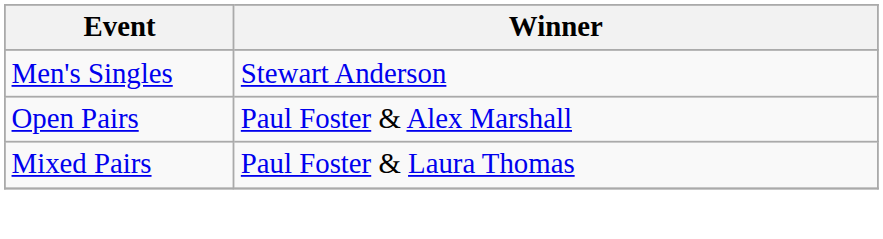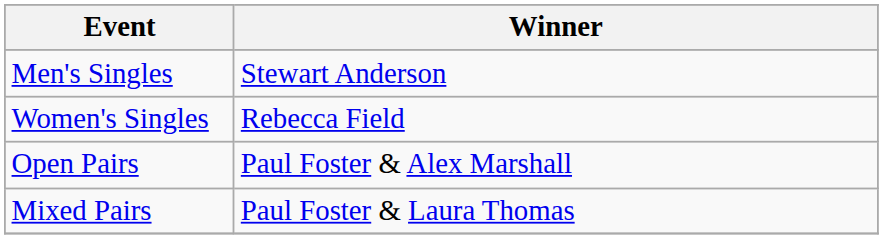+ row: (110, 118)
